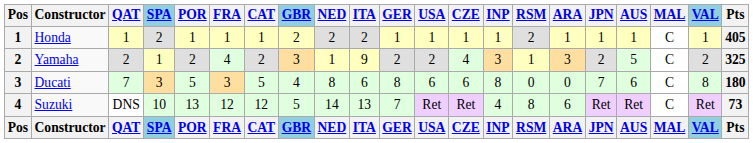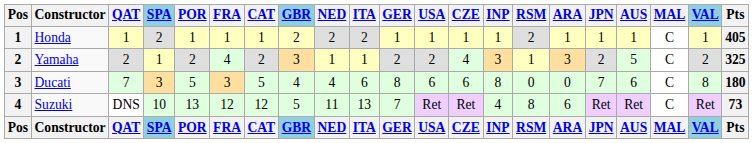(364, 60) 9 -> (364, 60) 1
(332, 82) 8 -> (332, 82) 4
(332, 105) 14 -> (332, 105) 11
